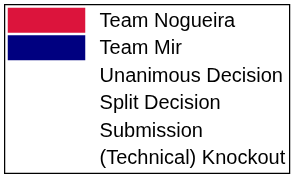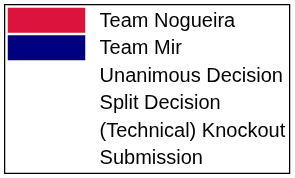rows swapped: (151, 130) <-> (192, 157)
